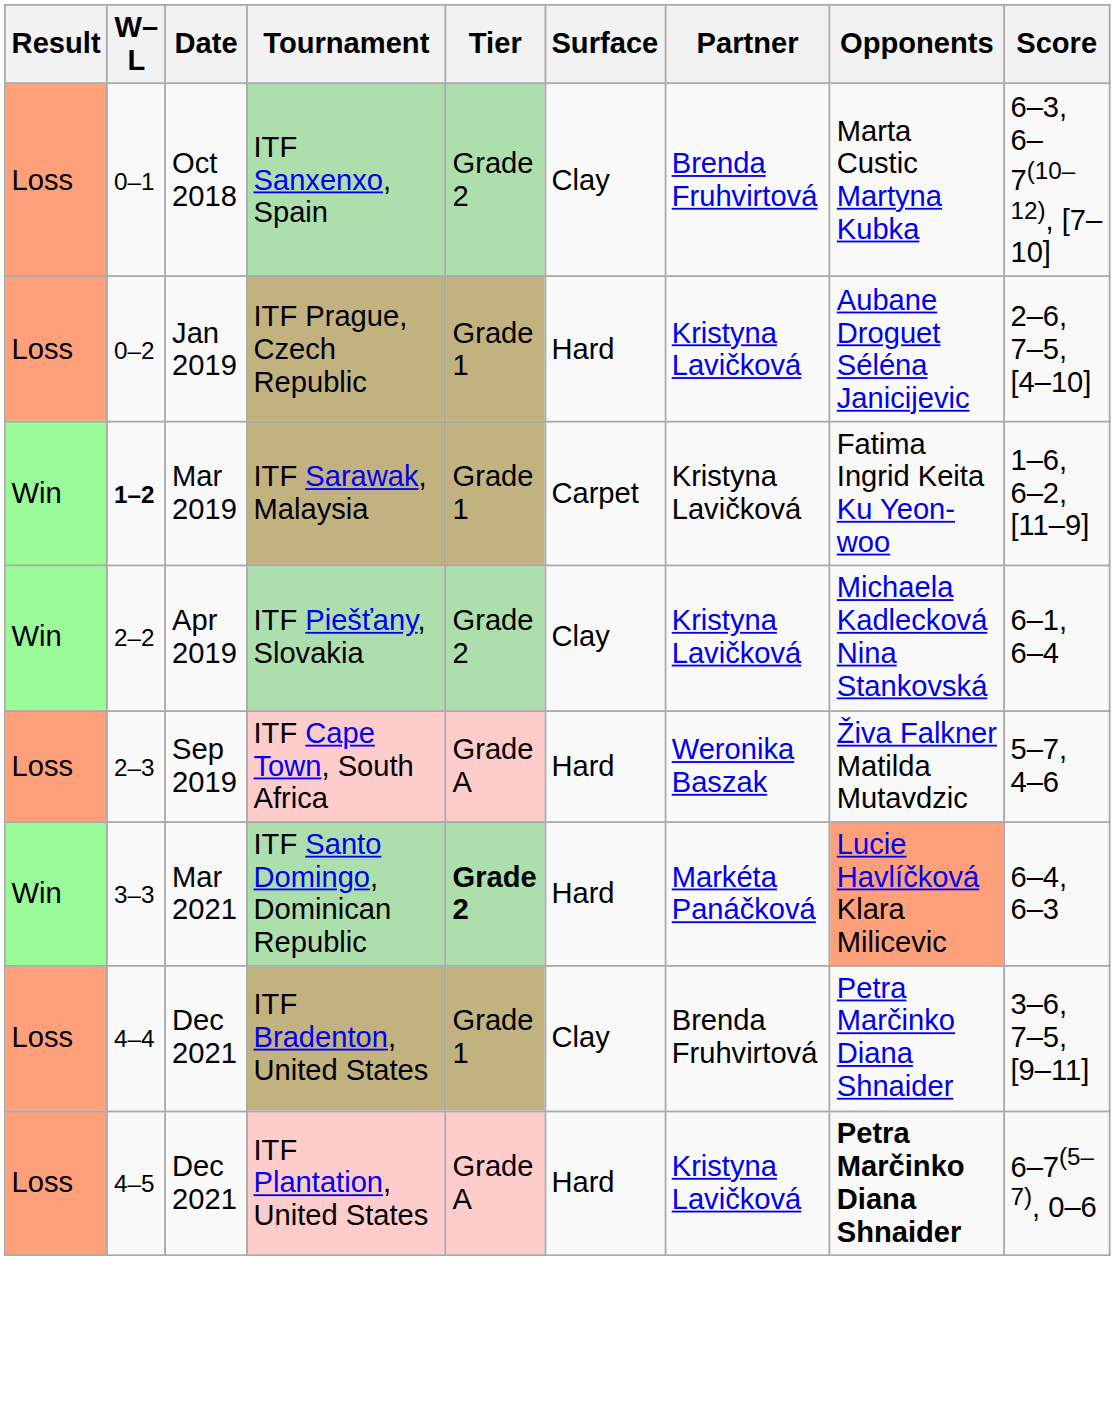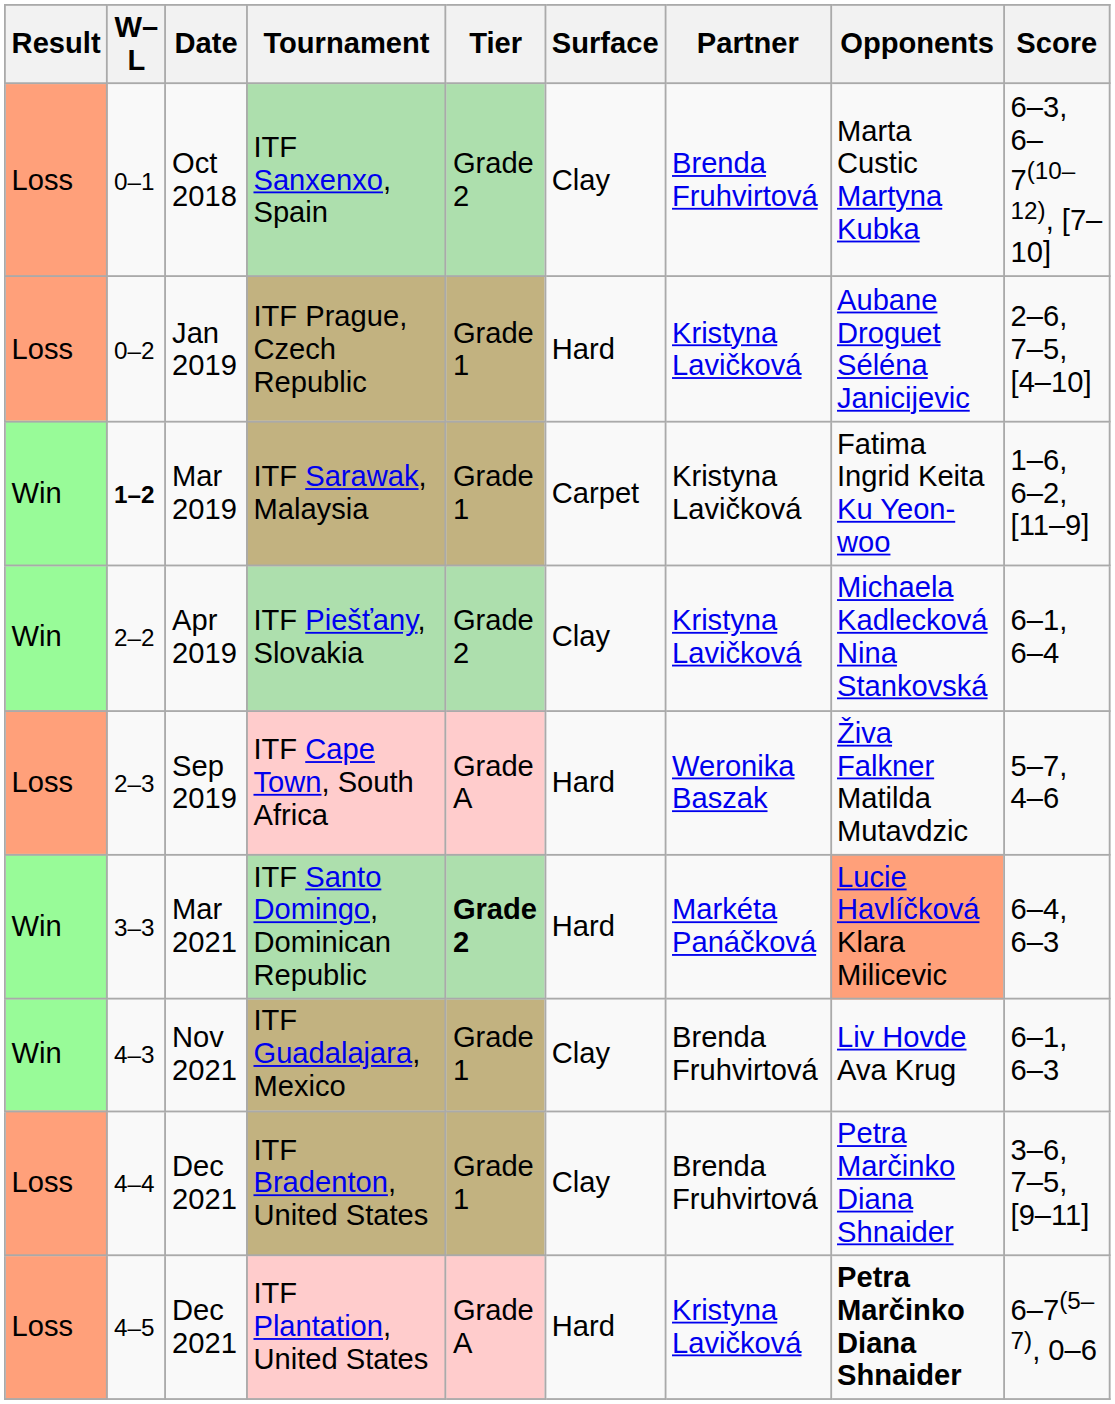+ row: (337, 1054)
